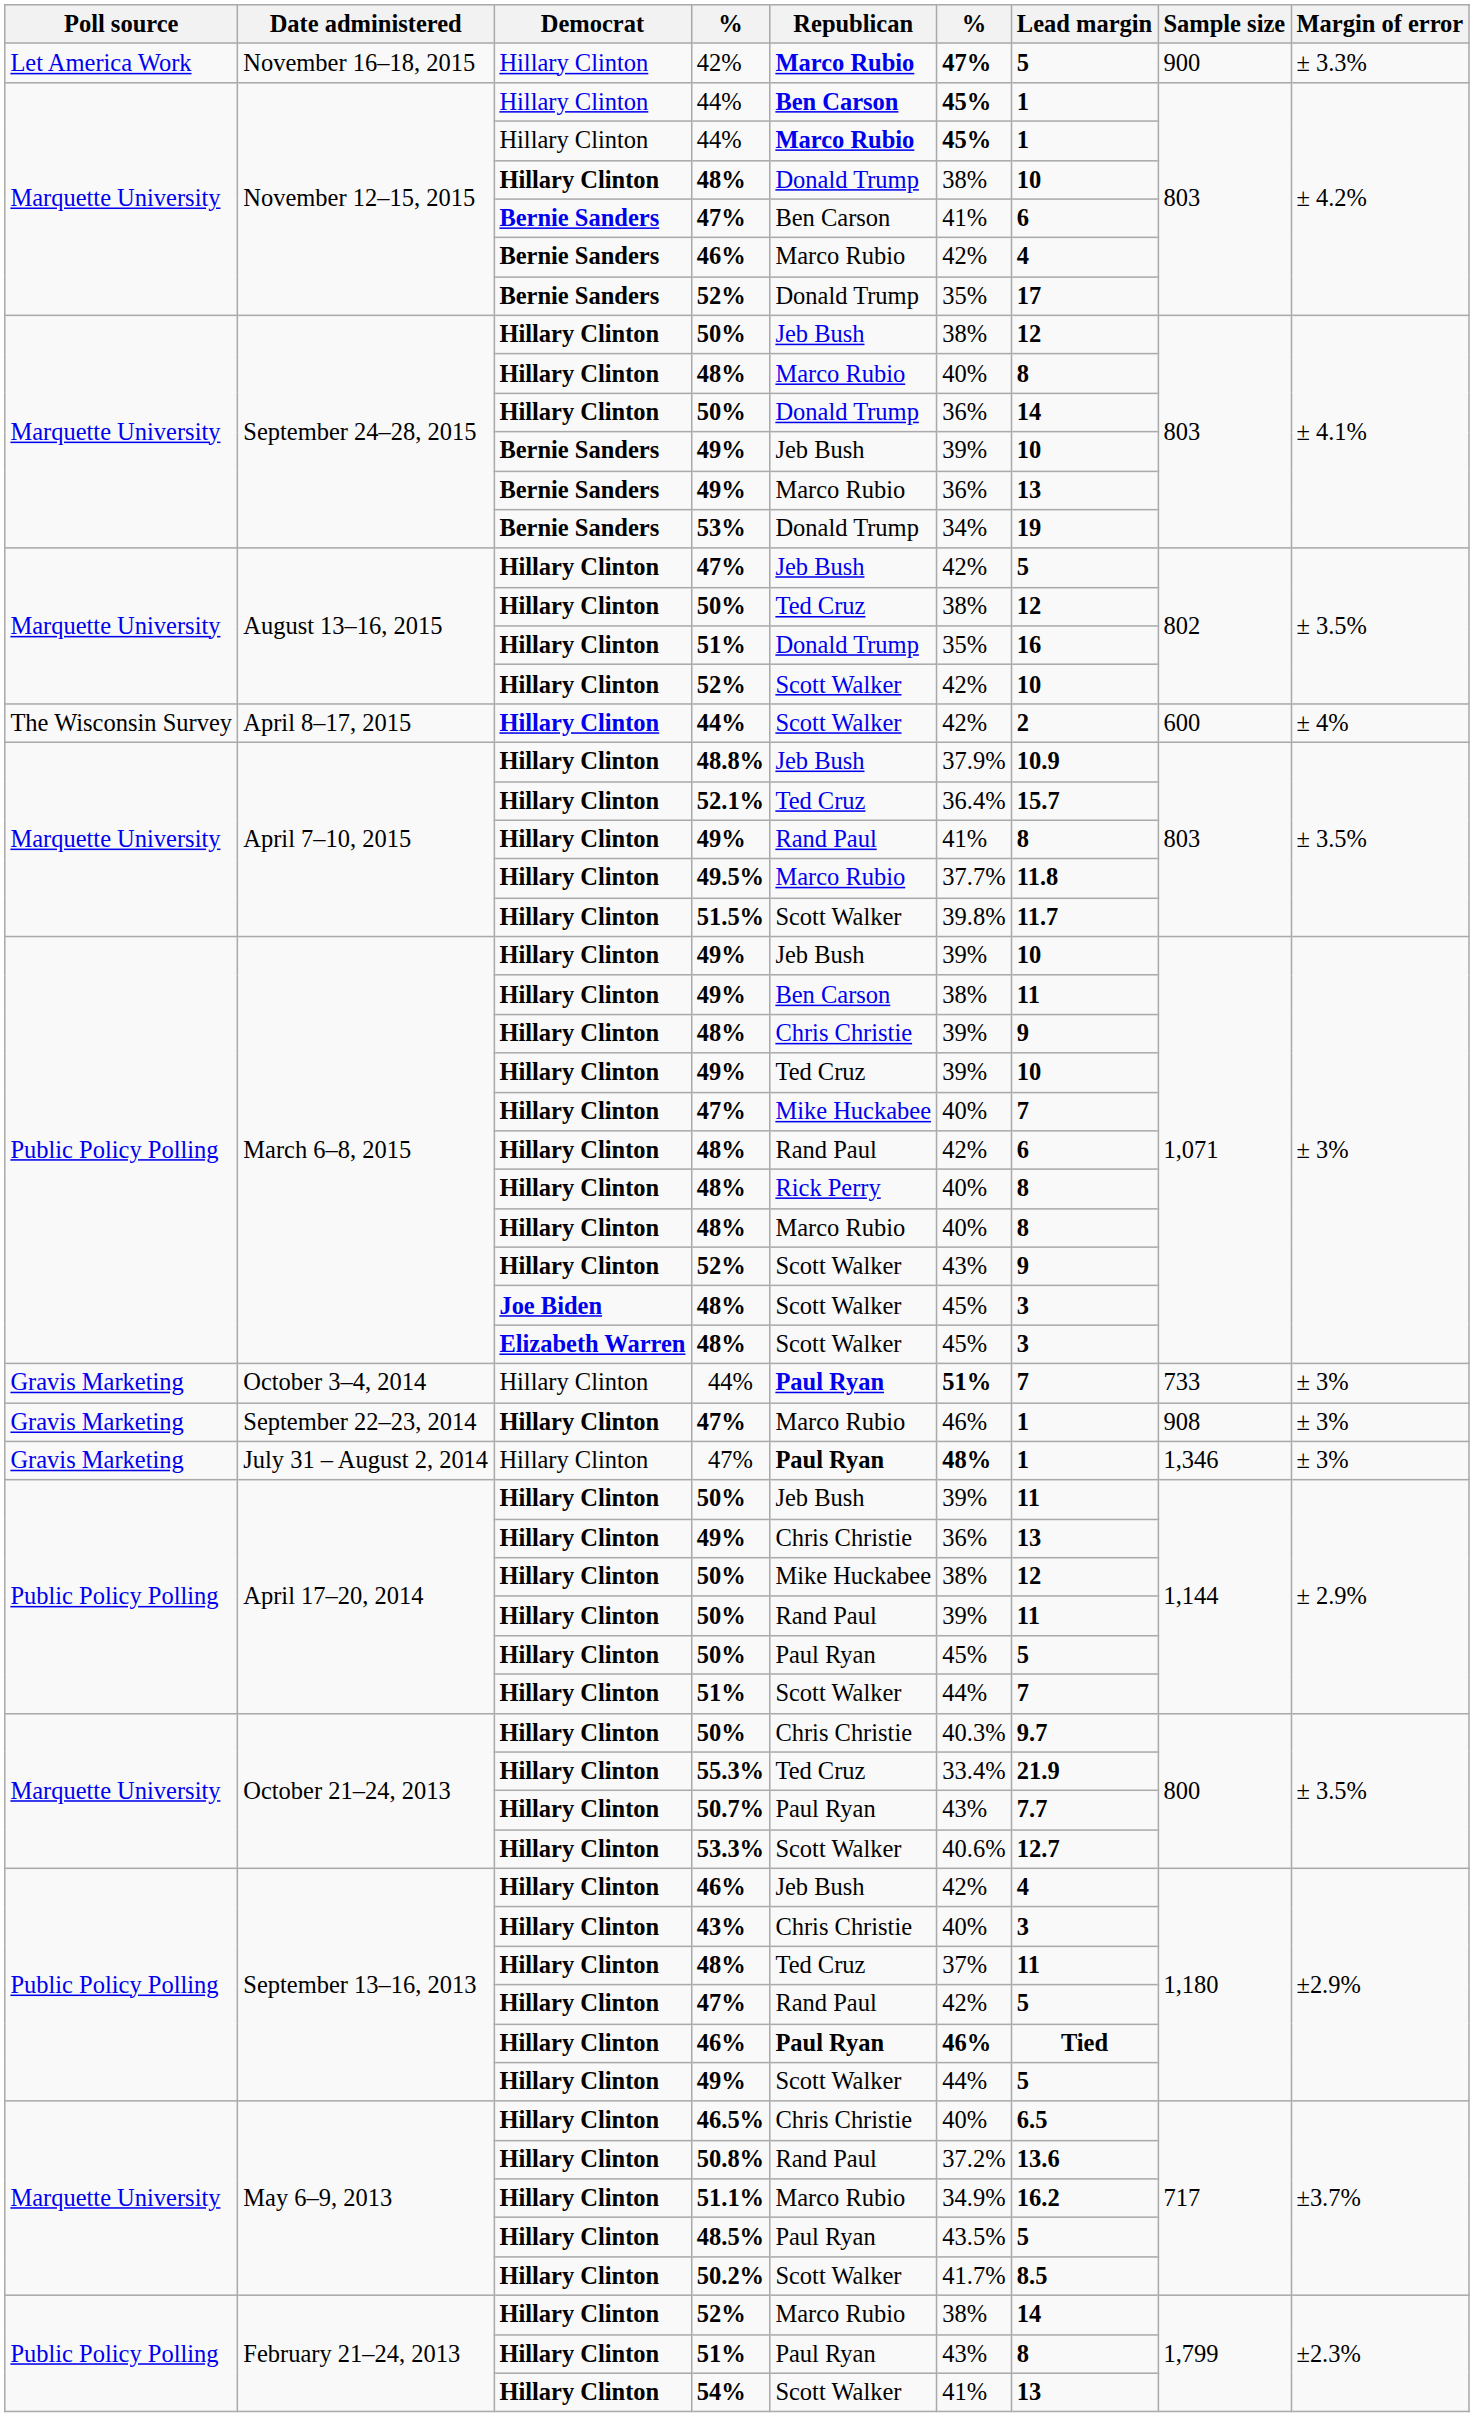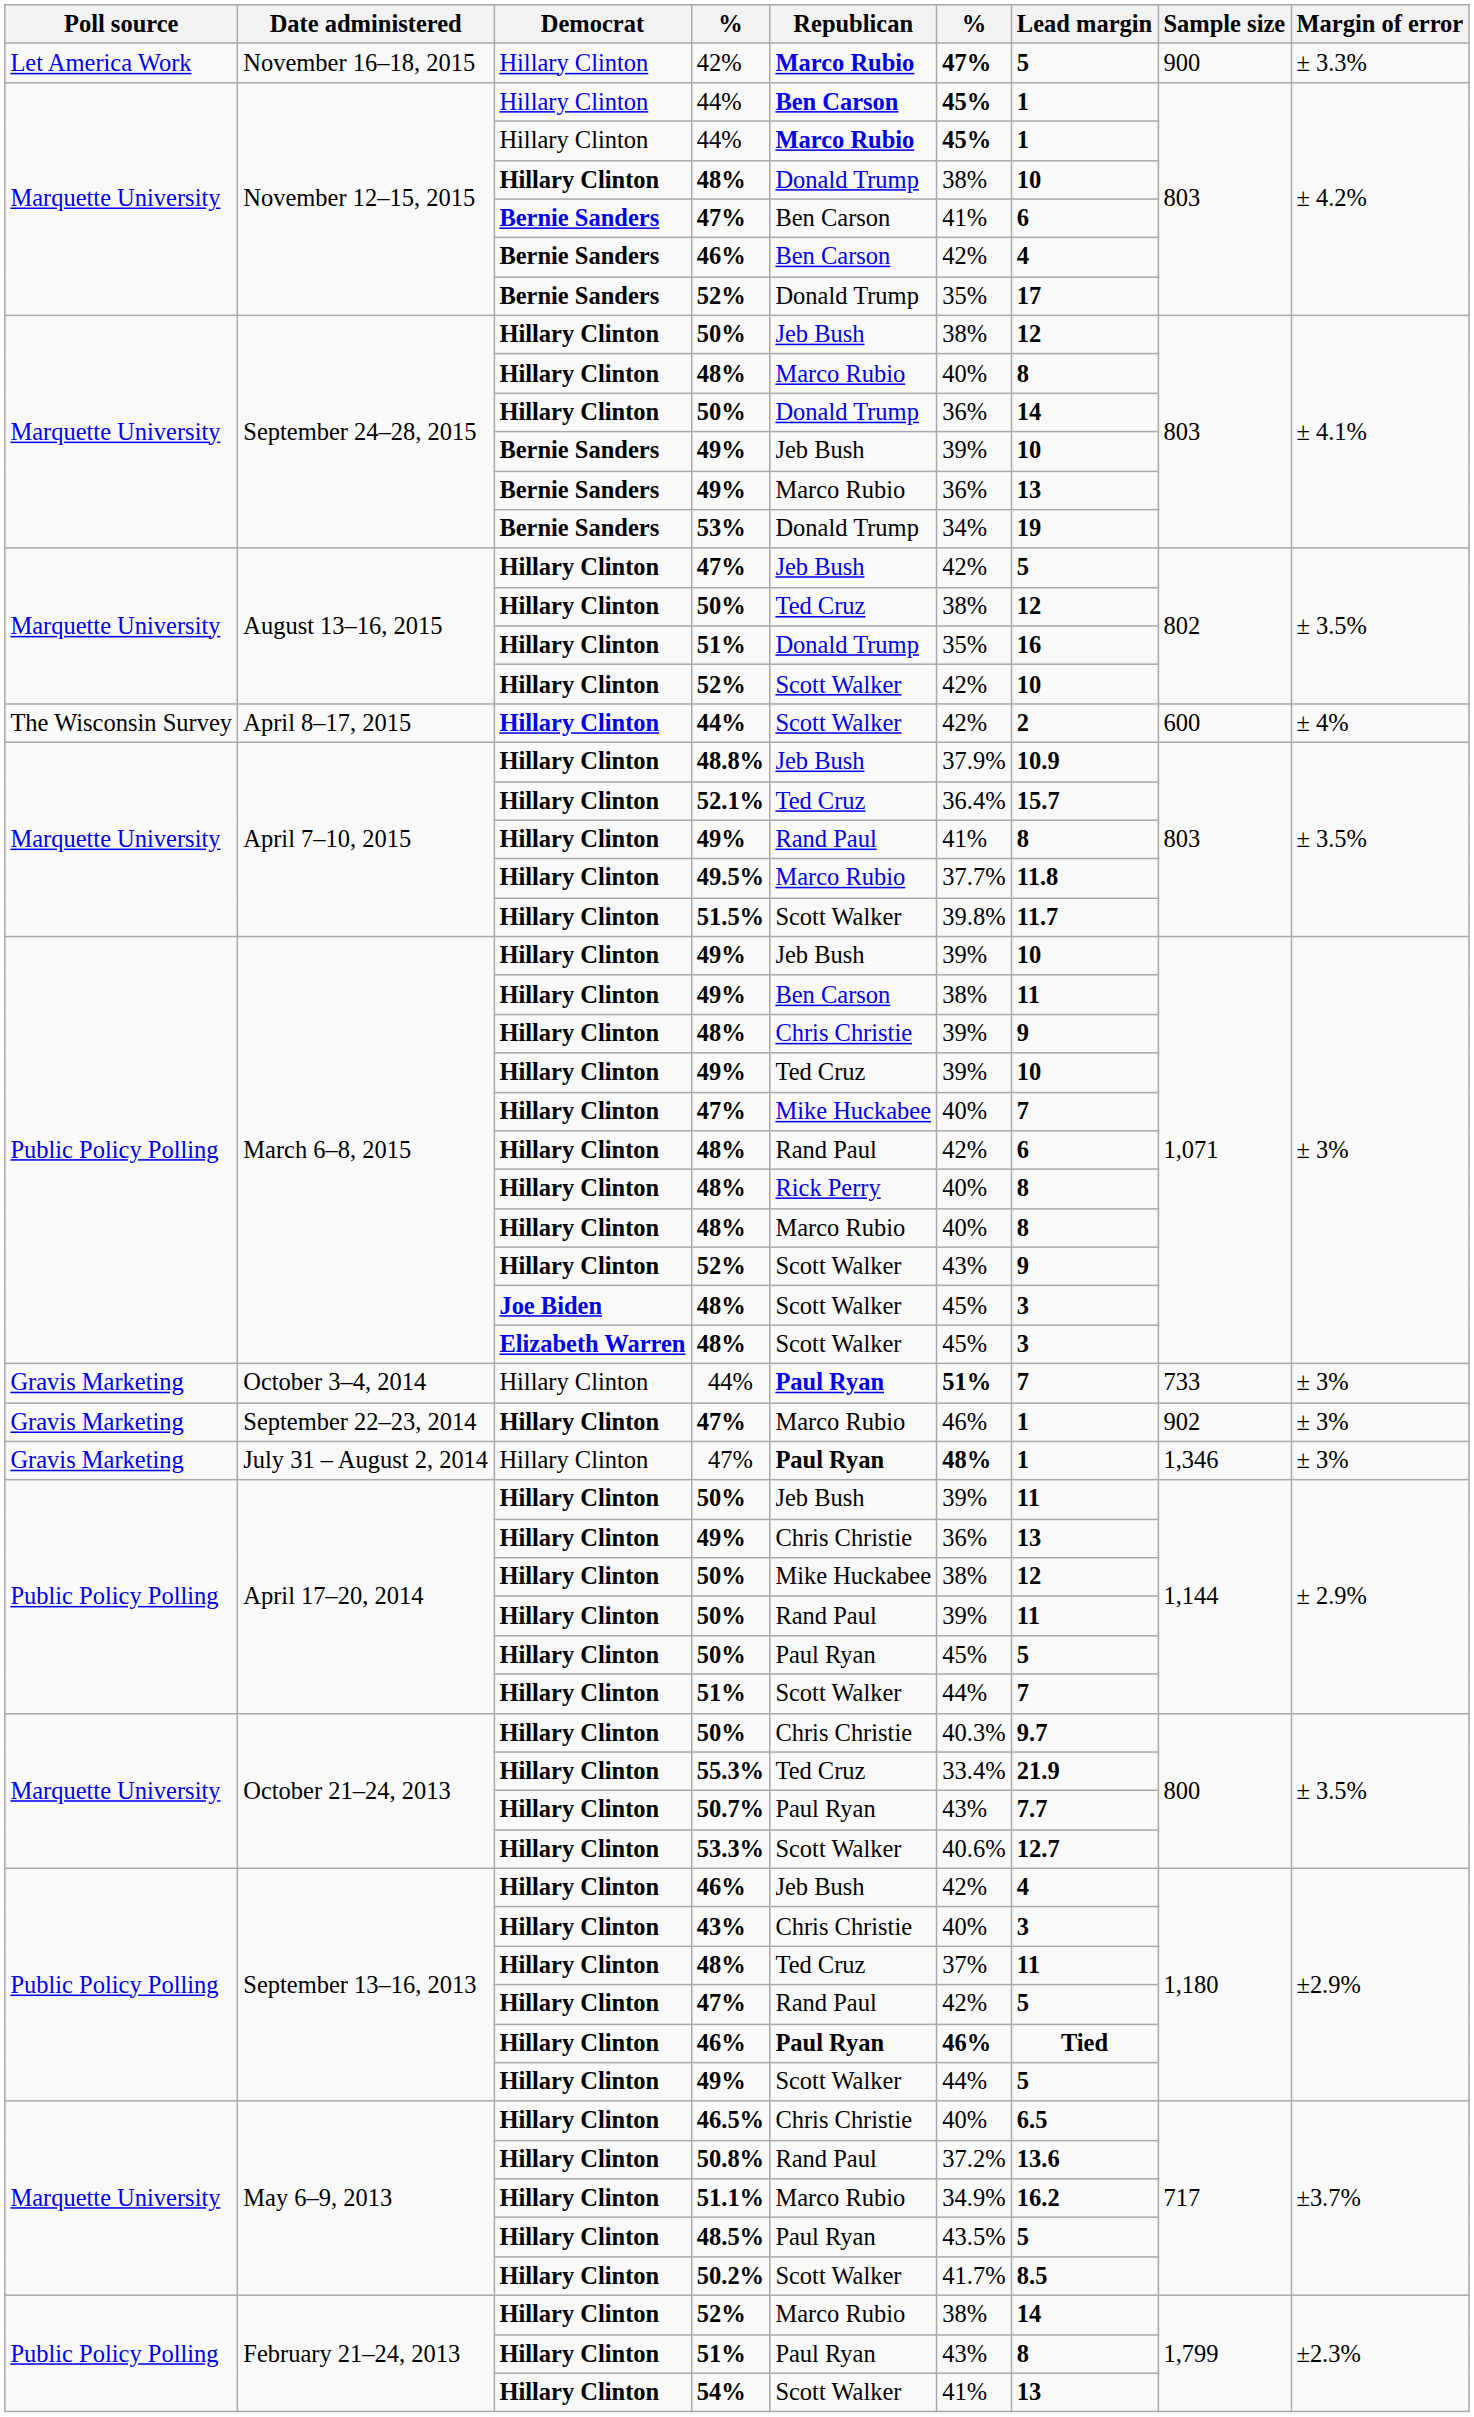(840, 256) Marco Rubio -> (833, 256) Ben Carson
(1182, 1421) 908 -> (1182, 1421) 902
